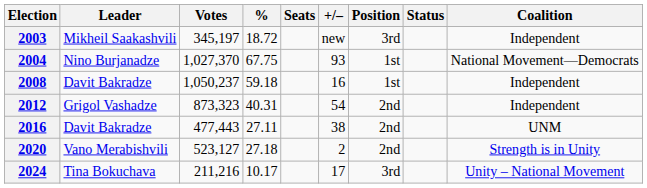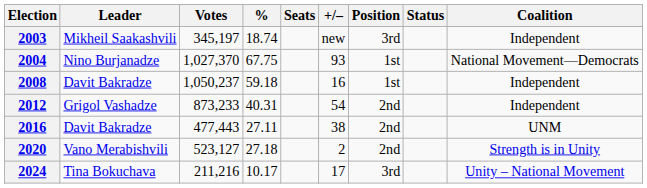(262, 37) 18.72 -> (262, 37) 18.74
(216, 104) 873,323 -> (216, 104) 873,233
